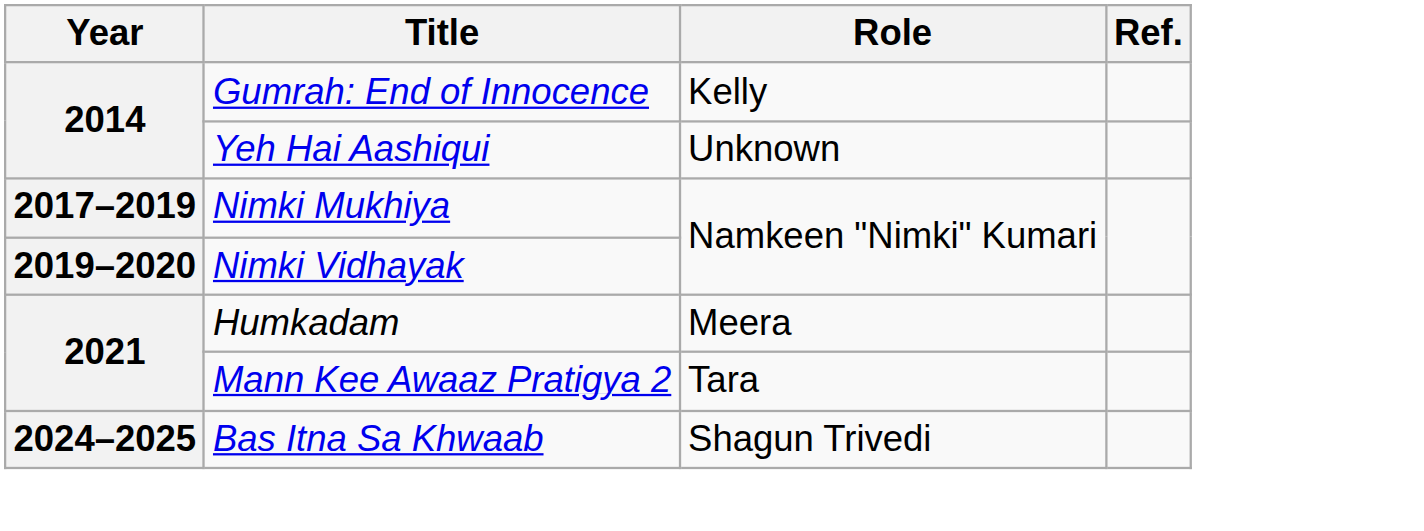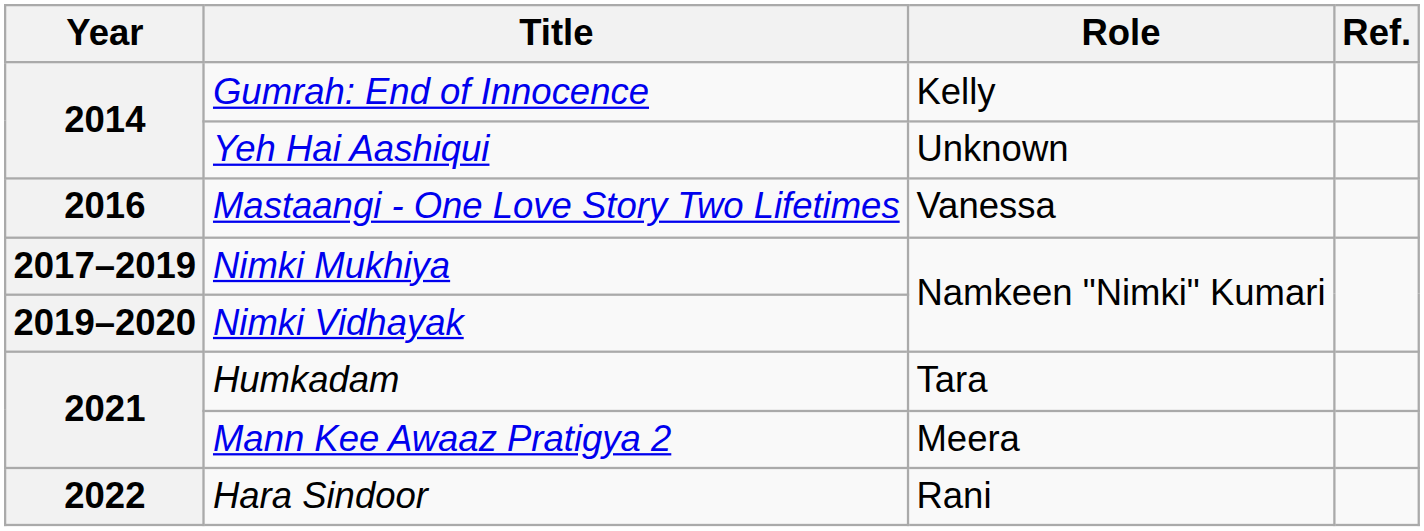+ row: (556, 206)
(740, 322) Meera -> (952, 380) Tara
(724, 380) Tara -> (968, 438) Meera
+ row: (320, 496)
- row: (378, 438)
